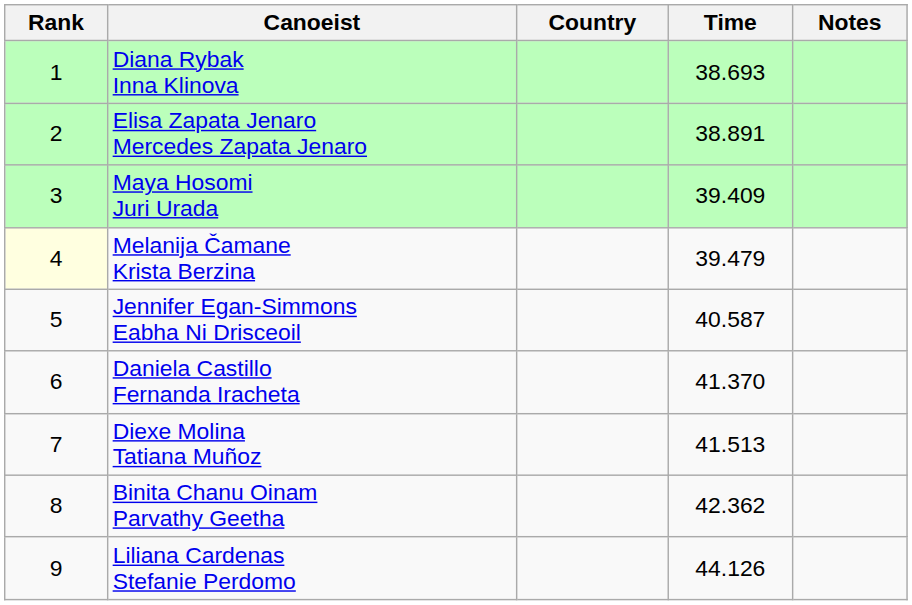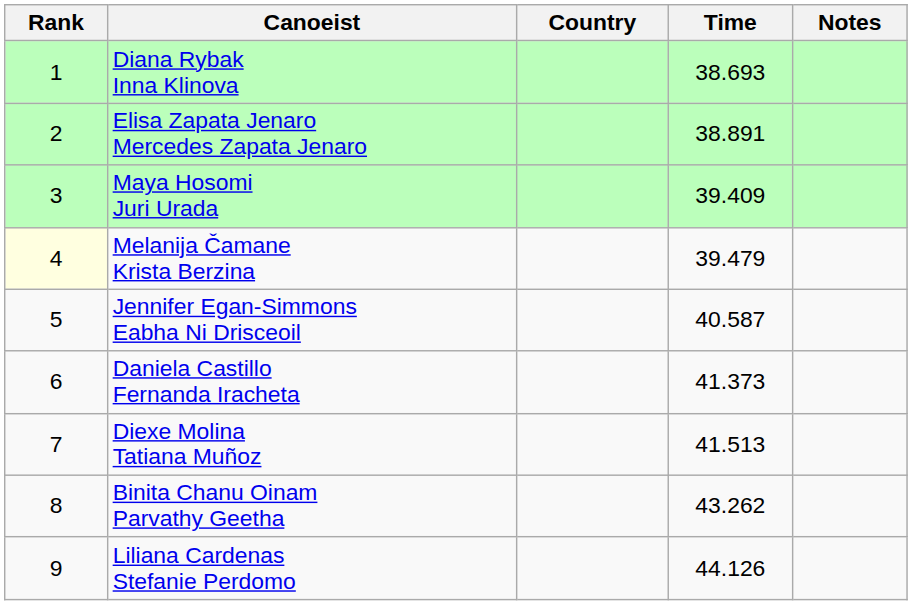(730, 381) 41.370 -> (730, 381) 41.373
(730, 505) 42.362 -> (730, 505) 43.262
